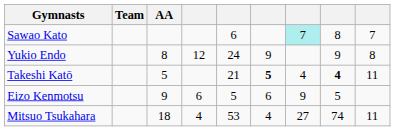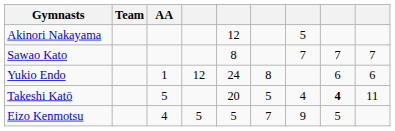+ row: (54, 35)
(234, 35) 6 -> (234, 55) 8
(303, 35) paleturquoise background -> (303, 55) no background
(338, 35) 8 -> (338, 55) 7
(164, 55) 8 -> (164, 75) 1
(268, 55) 9 -> (268, 75) 8
(338, 55) 9 -> (338, 75) 6
(372, 55) 8 -> (372, 75) 6
(234, 75) 21 -> (234, 96) 20
(268, 75) bold -> (268, 96) normal
(164, 96) 9 -> (164, 116) 4
(199, 96) 6 -> (199, 116) 5
(268, 96) 6 -> (268, 116) 7
- row: (51, 116)
